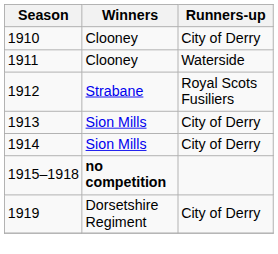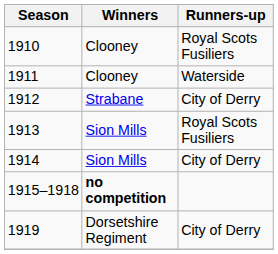(221, 38) City of Derry -> (219, 46) Royal Scots Fusiliers
(219, 91) Royal Scots Fusiliers -> (221, 99) City of Derry
(221, 122) City of Derry -> (219, 130) Royal Scots Fusiliers
